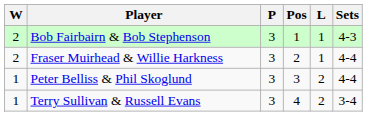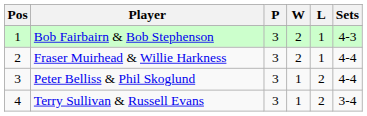columns swapped: (297, 15) <-> (16, 15)
